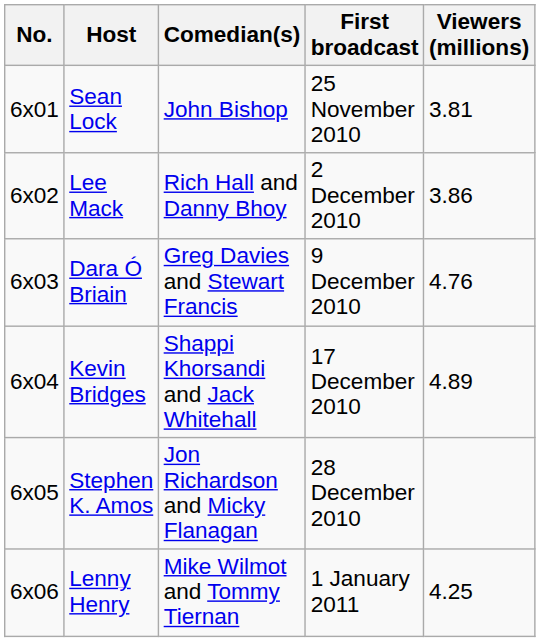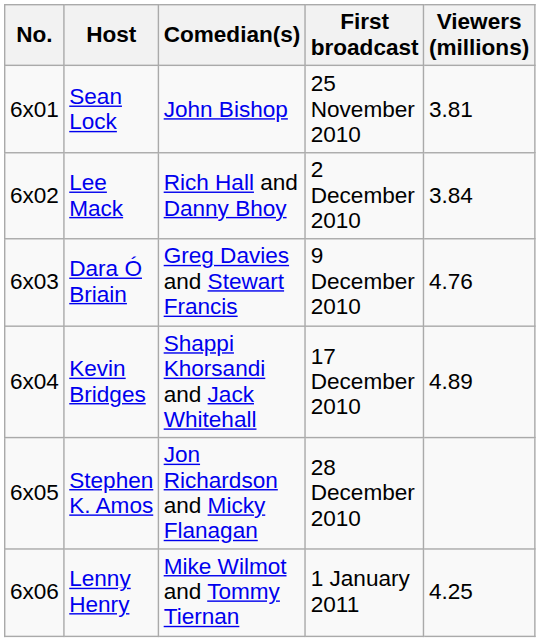(451, 195) 3.86 -> (451, 195) 3.84
